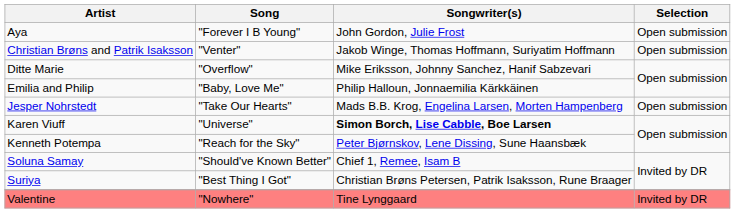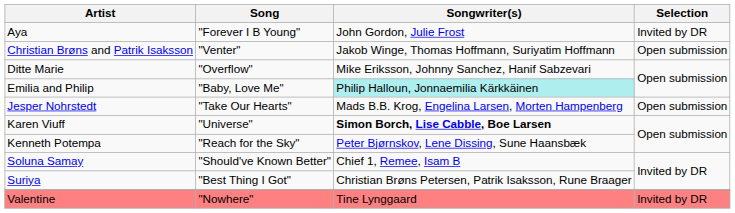(682, 32) Open submission -> (672, 32) Invited by DR
(437, 87) no background -> (437, 87) paleturquoise background
